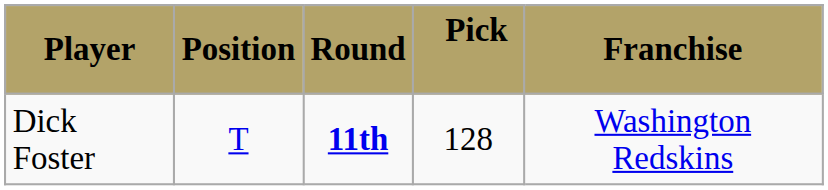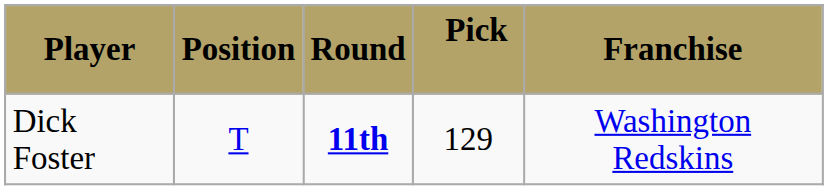(468, 138) 128 -> (468, 138) 129
